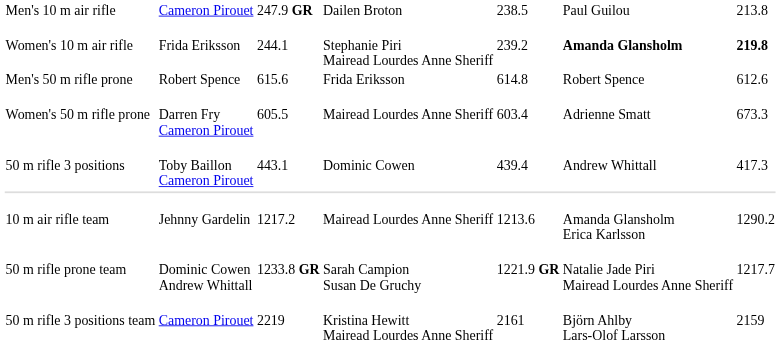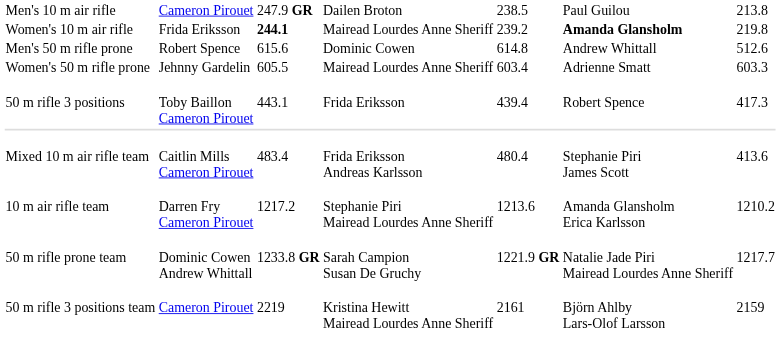(273, 45) normal -> (273, 29) bold
(408, 53) Stephanie Piri Mairead Lourdes Anne Sheriff -> (408, 29) Mairead Lourdes Anne Sheriff
(752, 45) bold -> (752, 29) normal
(364, 80) Frida Eriksson -> (369, 48) Dominic Cowen
(604, 80) Robert Spence -> (610, 48) Andrew Whittall
(752, 80) 612.6 -> (752, 48) 512.6
(206, 122) Darren Fry Cameron Pirouet -> (205, 67) Jehnny Gardelin
(752, 114) 673.3 -> (752, 67) 603.3
(369, 165) Dominic Cowen -> (364, 102) Frida Eriksson
(610, 165) Andrew Whittall -> (604, 102) Robert Spence
+ row: (77, 156)
(205, 219) Jehnny Gardelin -> (206, 214) Darren Fry Cameron Pirouet
(408, 219) Mairead Lourdes Anne Sheriff -> (408, 214) Stephanie Piri Mairead Lourdes Anne Sheriff
(756, 219) 1290.2 -> (756, 207) 1210.2
